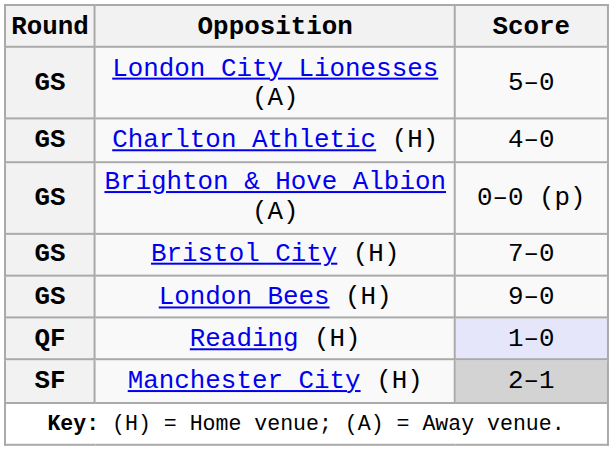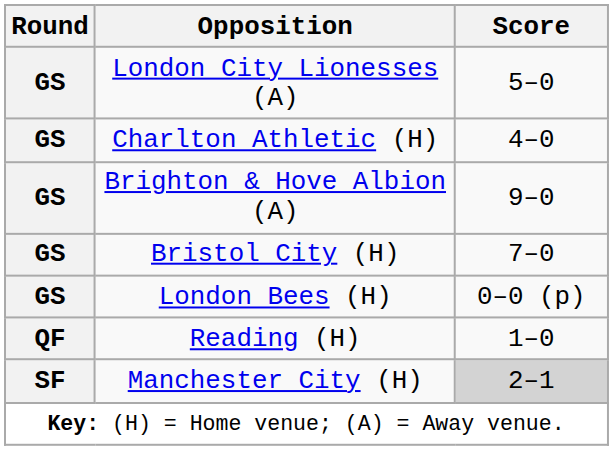(531, 197) 0–0 (p) -> (531, 197) 9–0
(531, 297) 9–0 -> (531, 297) 0–0 (p)
(531, 339) lavender background -> (531, 339) no background
